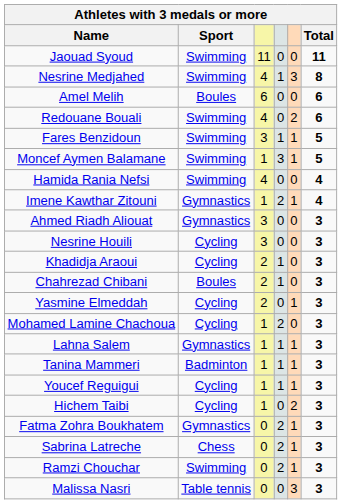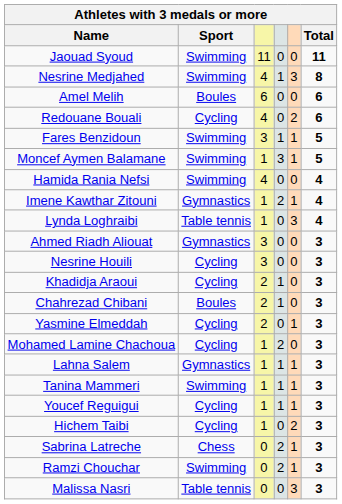(216, 117) Swimming -> (216, 117) Cycling
+ row: (91, 220)
(216, 364) Badminton -> (216, 385) Swimming
- row: (91, 426)
